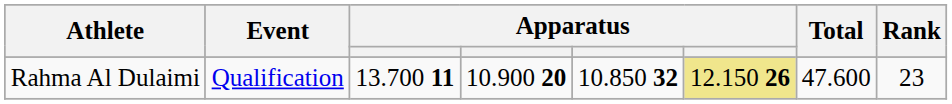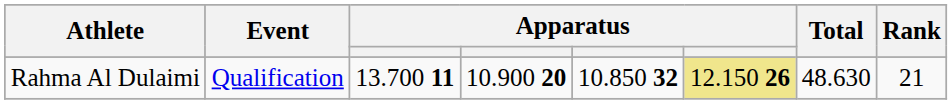(836, 78) 47.600 -> (836, 78) 48.630
(912, 78) 23 -> (912, 78) 21
